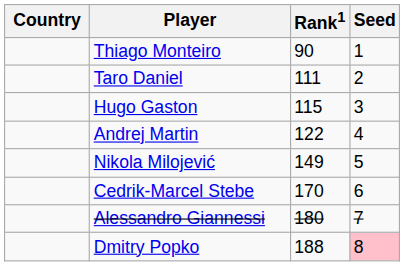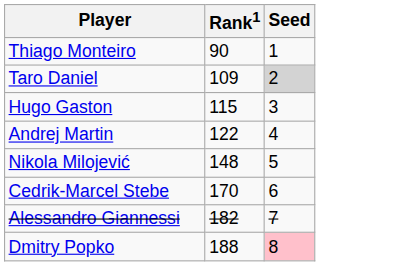- column: (47, 20)
(308, 79) 111 -> (224, 79) 109
(359, 79) no background -> (273, 79) lightgrey background
(309, 162) 149 -> (224, 162) 148
(309, 218) 180 -> (224, 218) 182
